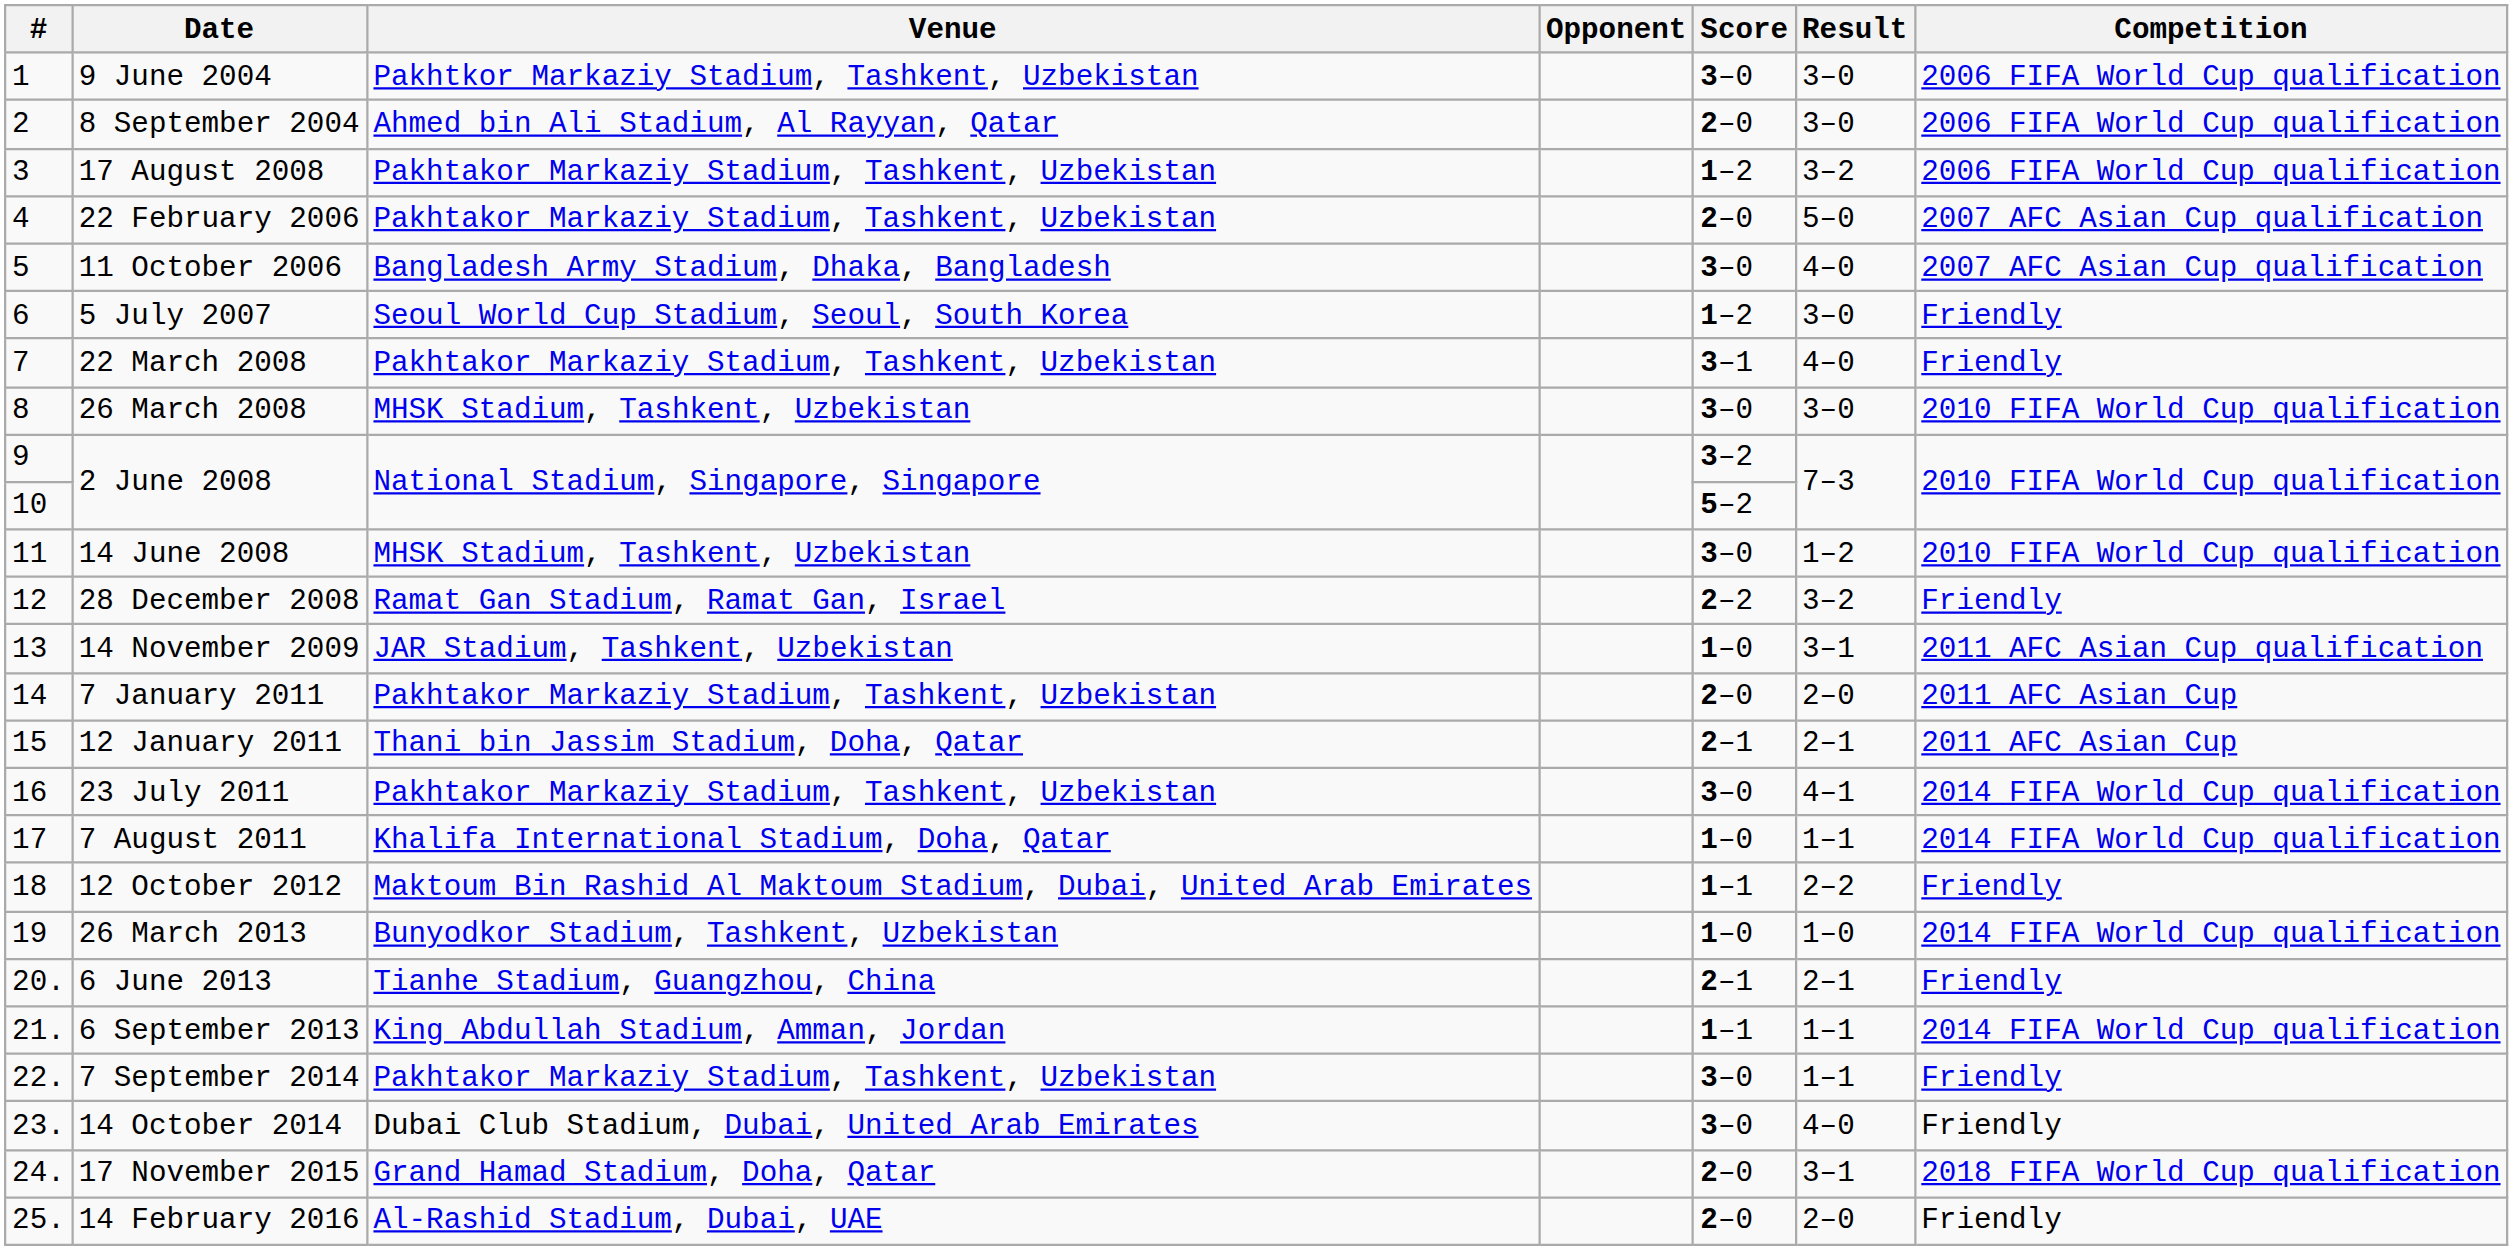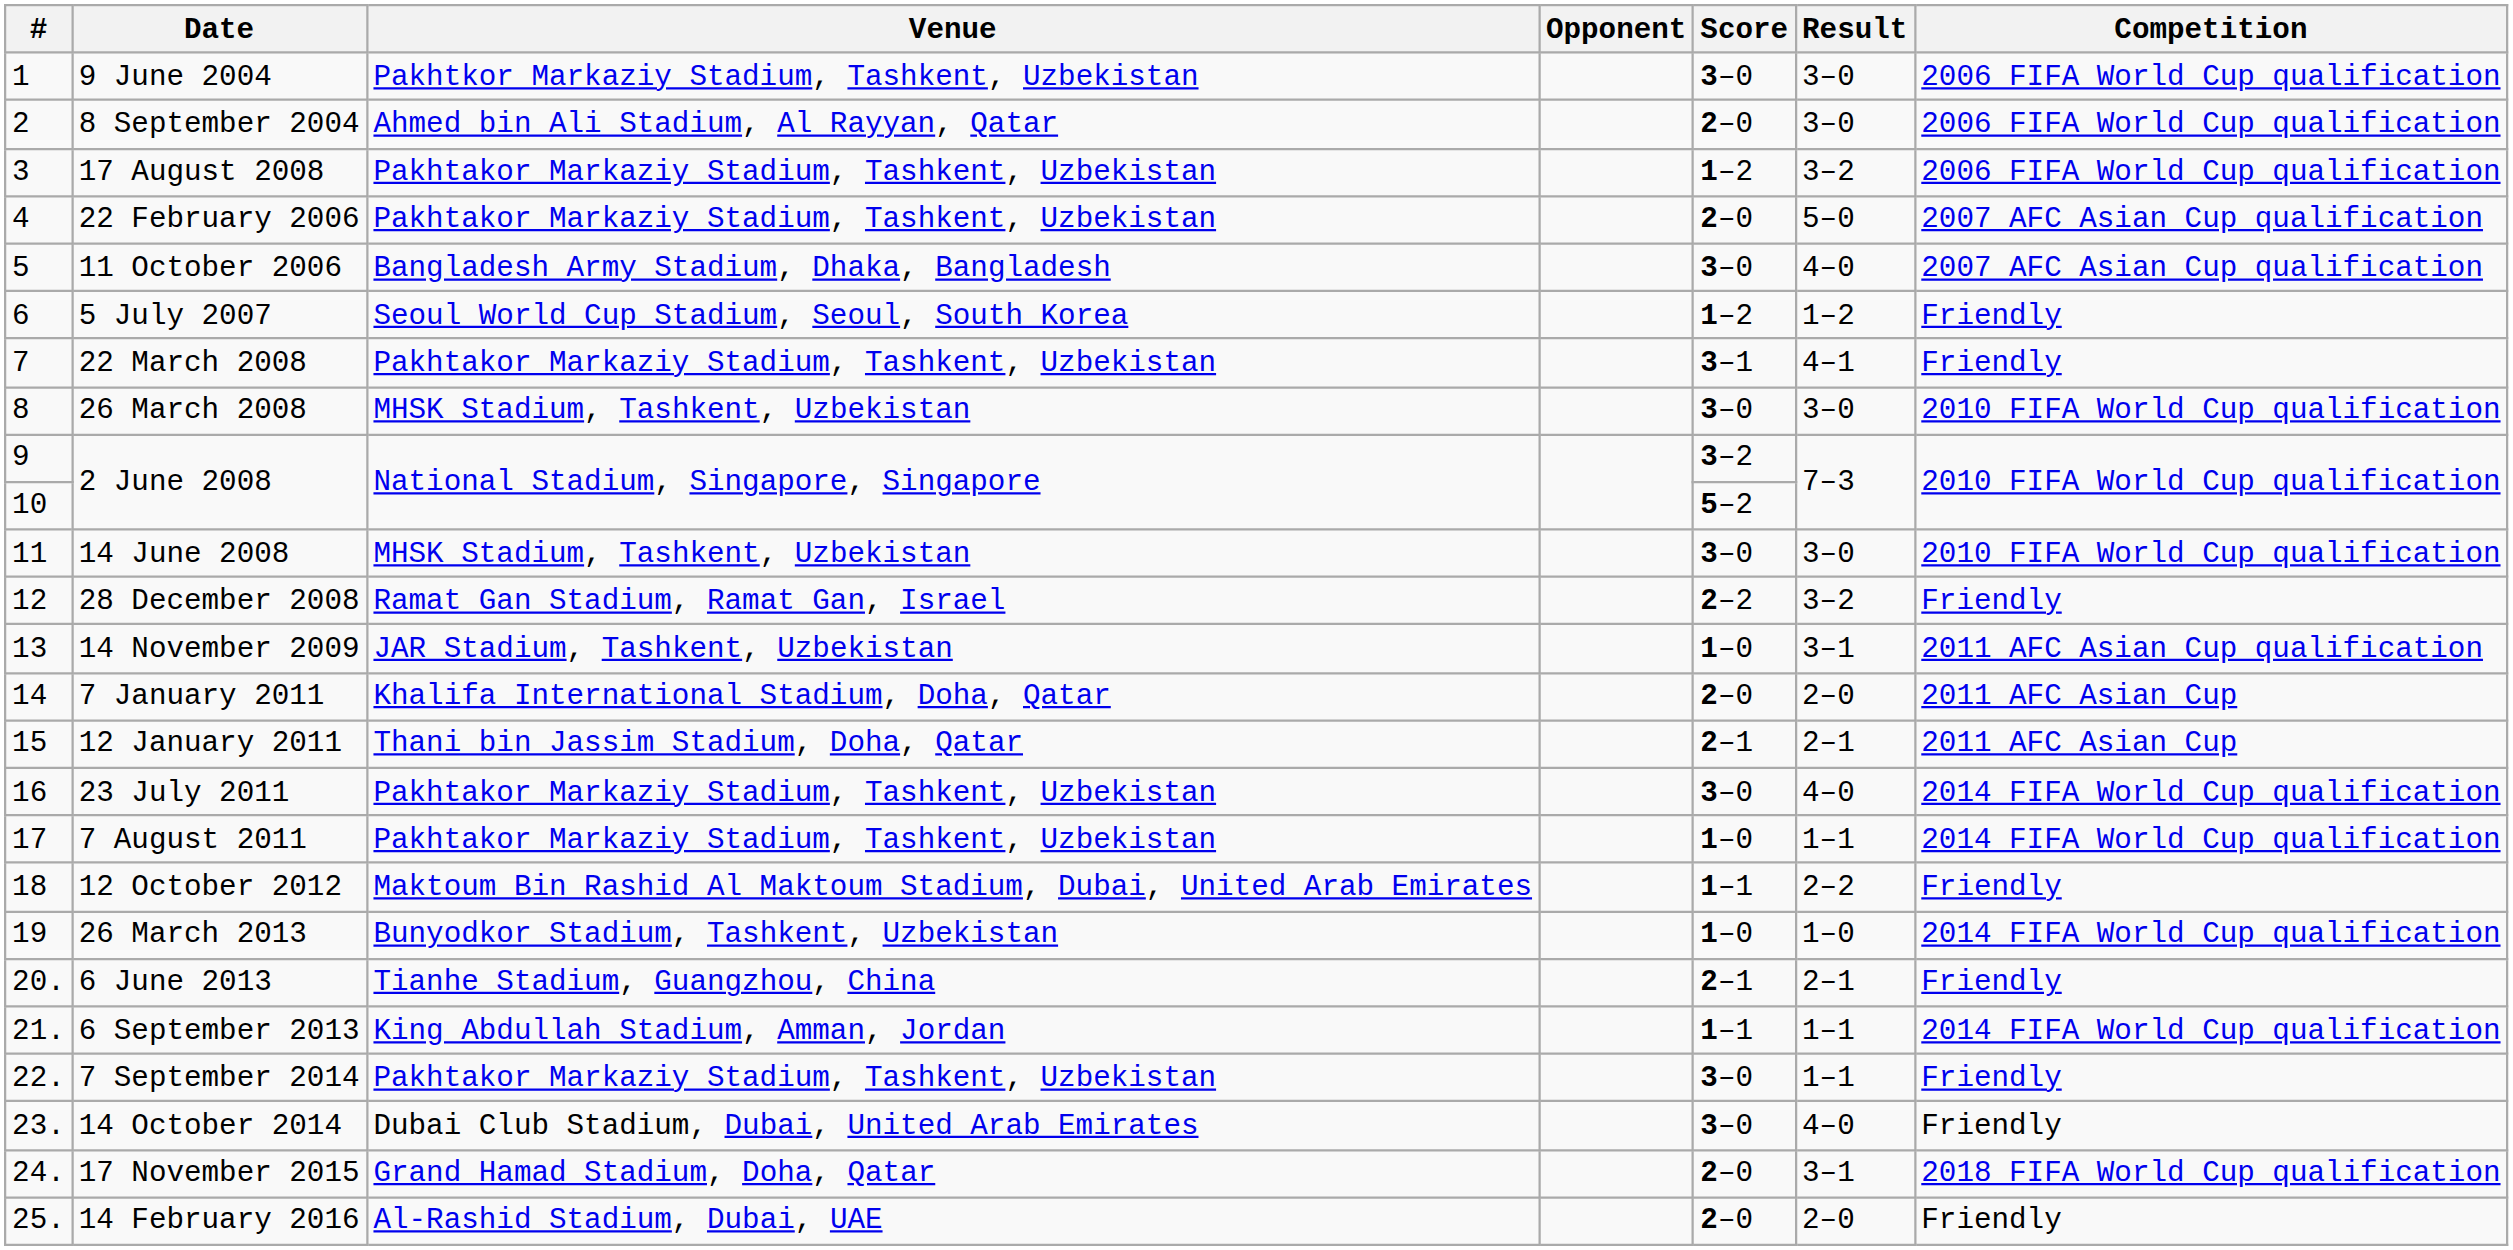(1828, 315) 3–0 -> (1828, 315) 1–2
(1828, 363) 4–0 -> (1828, 363) 4–1
(1828, 553) 1–2 -> (1828, 553) 3–0
(795, 696) Pakhtakor Markaziy Stadium, Tashkent, Uzbekistan -> (742, 696) Khalifa International Stadium, Doha, Qatar
(1828, 792) 4–1 -> (1828, 792) 4–0
(742, 839) Khalifa International Stadium, Doha, Qatar -> (795, 839) Pakhtakor Markaziy Stadium, Tashkent, Uzbekistan
